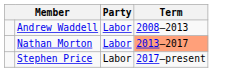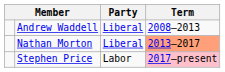(117, 28) Labor -> (123, 28) Liberal
(117, 44) Labor -> (123, 44) Liberal
(171, 59) no background -> (183, 59) pink background
